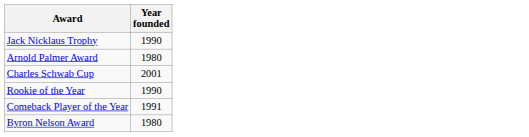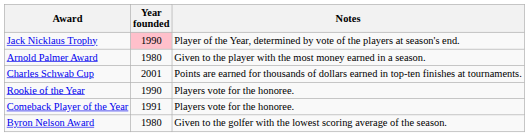+ column: (348, 18)
(151, 40) no background -> (151, 40) pink background
